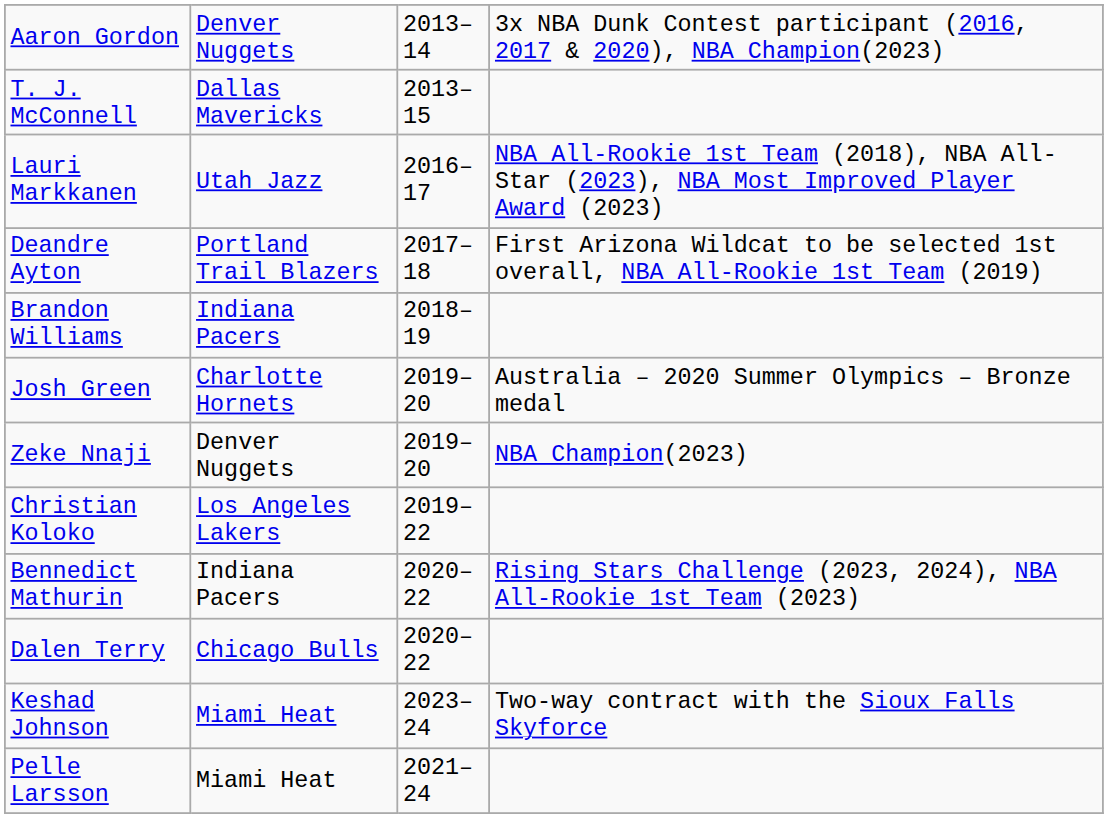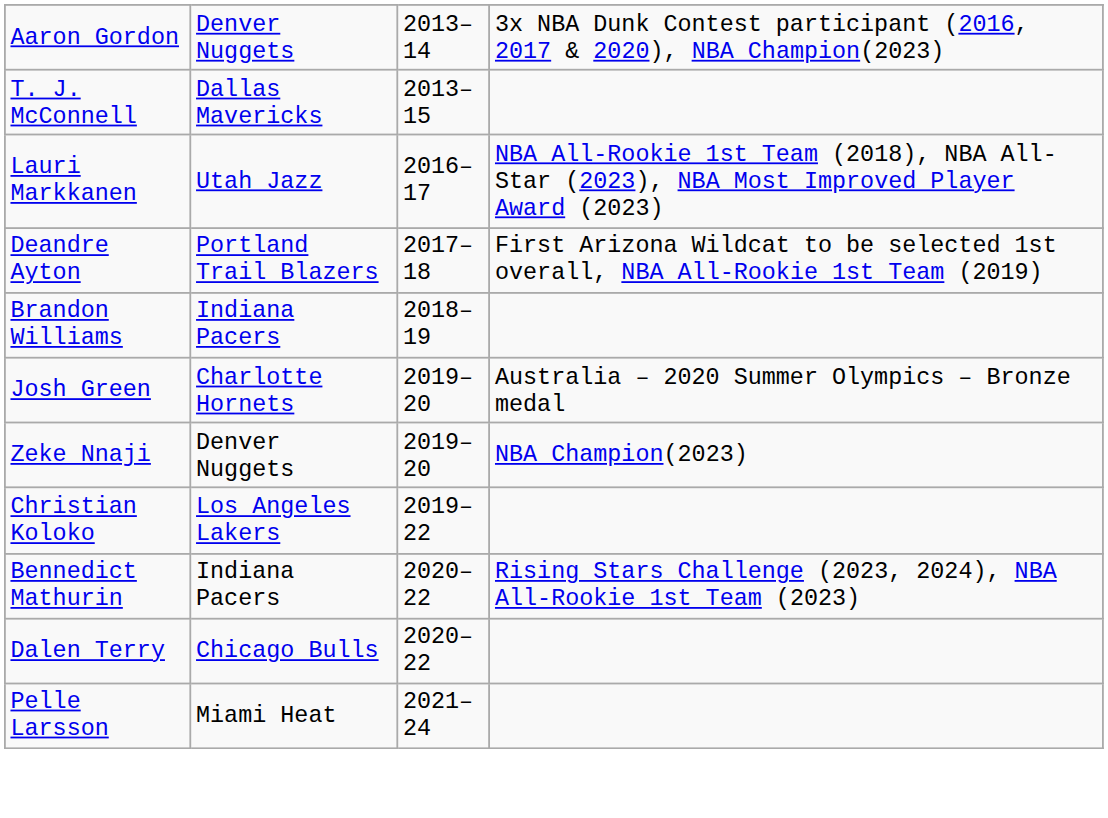- row: (60, 716)
